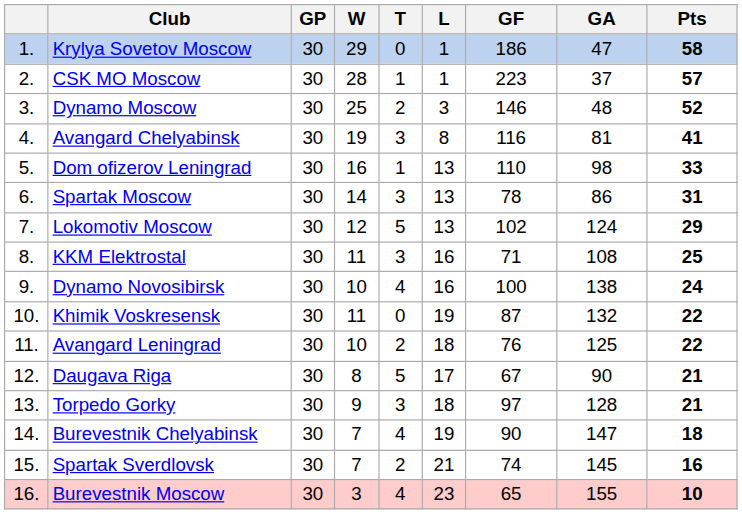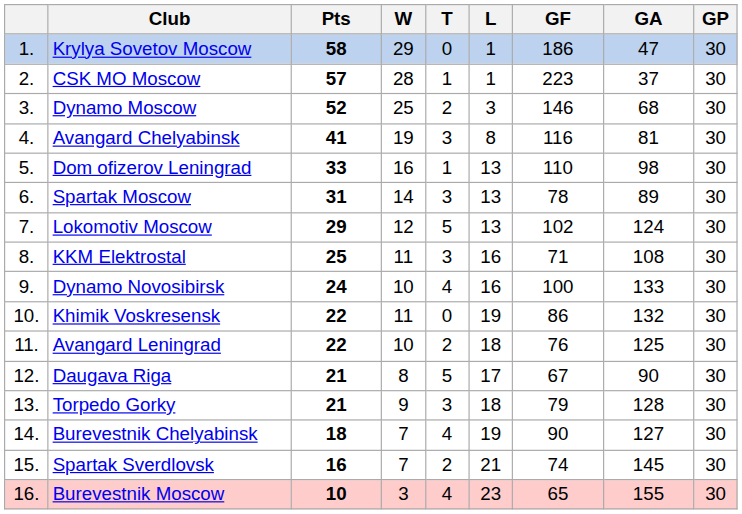columns swapped: (313, 19) <-> (692, 19)
(602, 108) 48 -> (648, 108) 68
(602, 197) 86 -> (648, 197) 89
(602, 286) 138 -> (648, 286) 133
(511, 316) 87 -> (558, 316) 86
(511, 405) 97 -> (558, 405) 79
(602, 434) 147 -> (648, 434) 127
